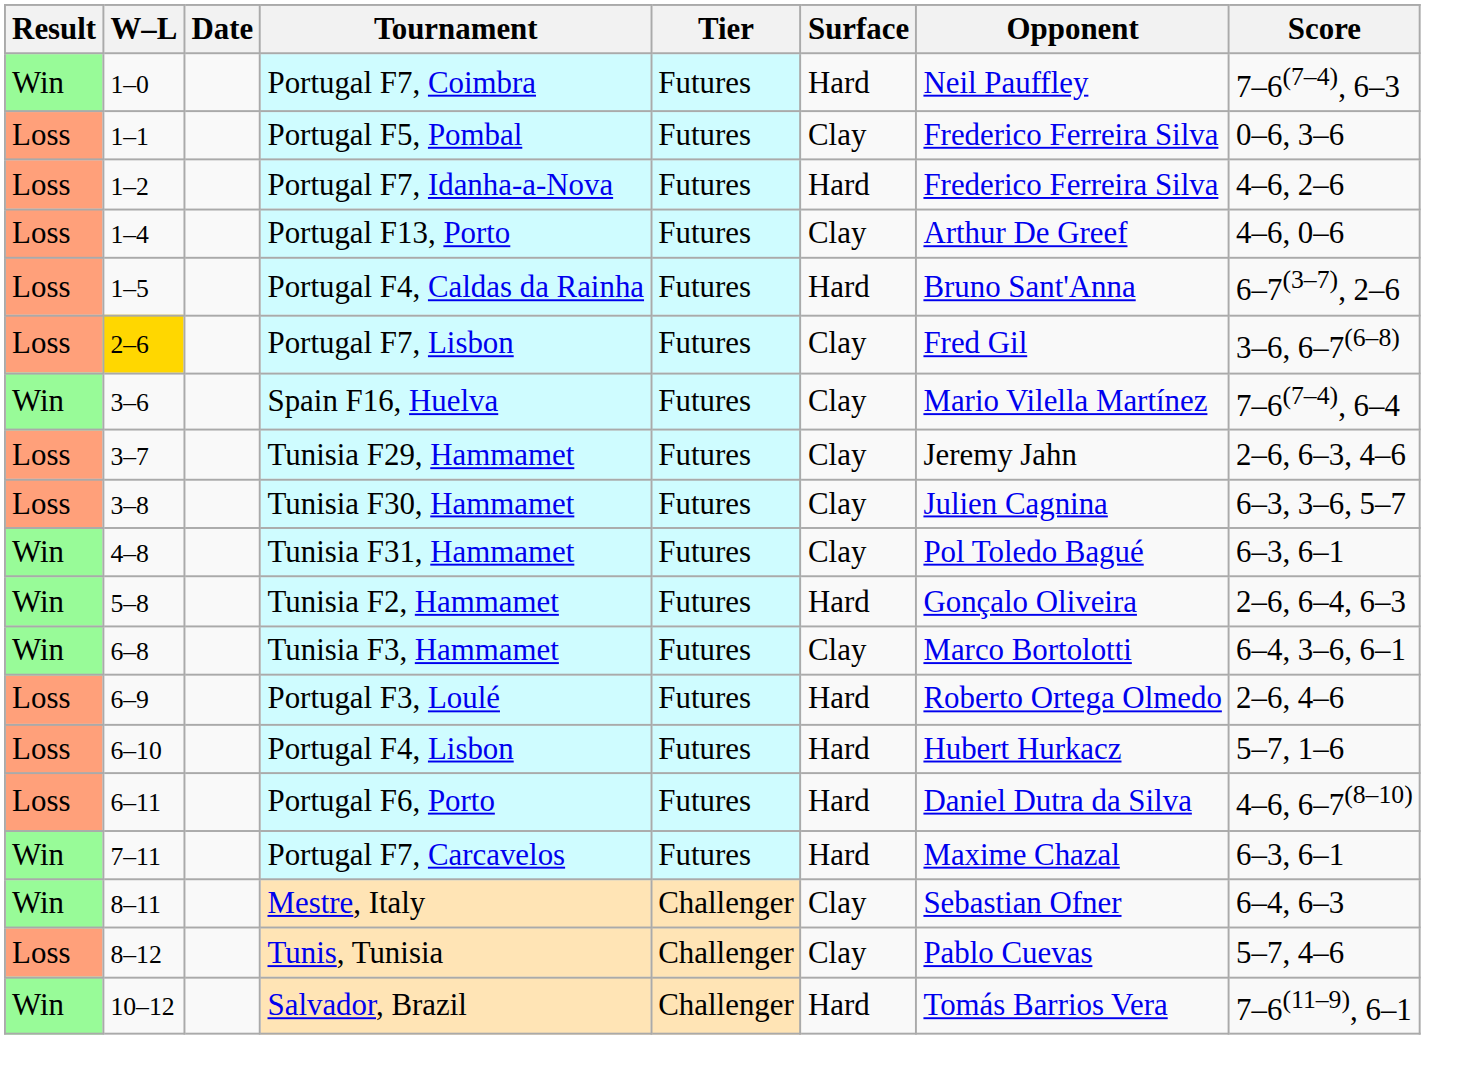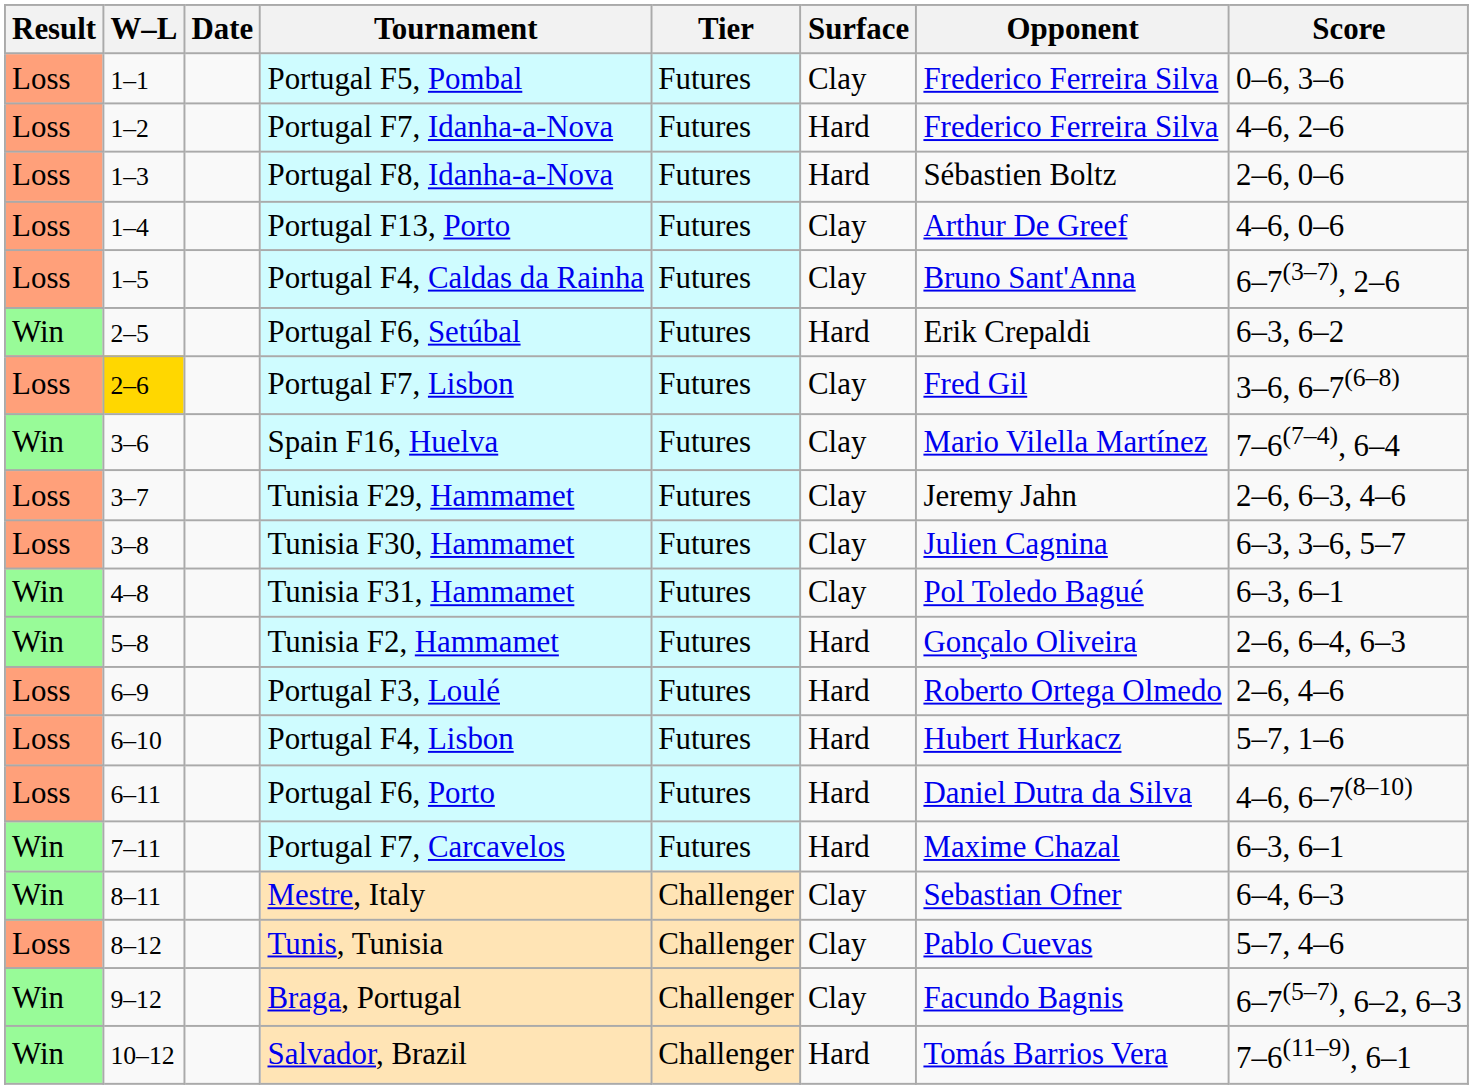- row: (402, 82)
+ row: (440, 175)
(839, 286) Hard -> (837, 278) Clay
+ row: (394, 331)
- row: (413, 650)
+ row: (364, 997)
